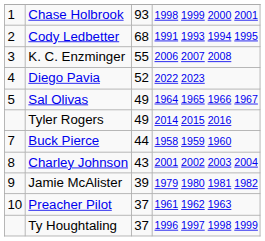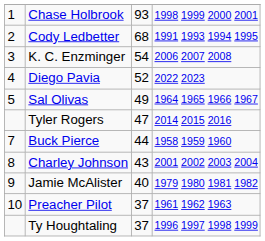(142, 57) 55 -> (142, 57) 54
(142, 120) 49 -> (142, 120) 47
(142, 183) 39 -> (142, 183) 40
